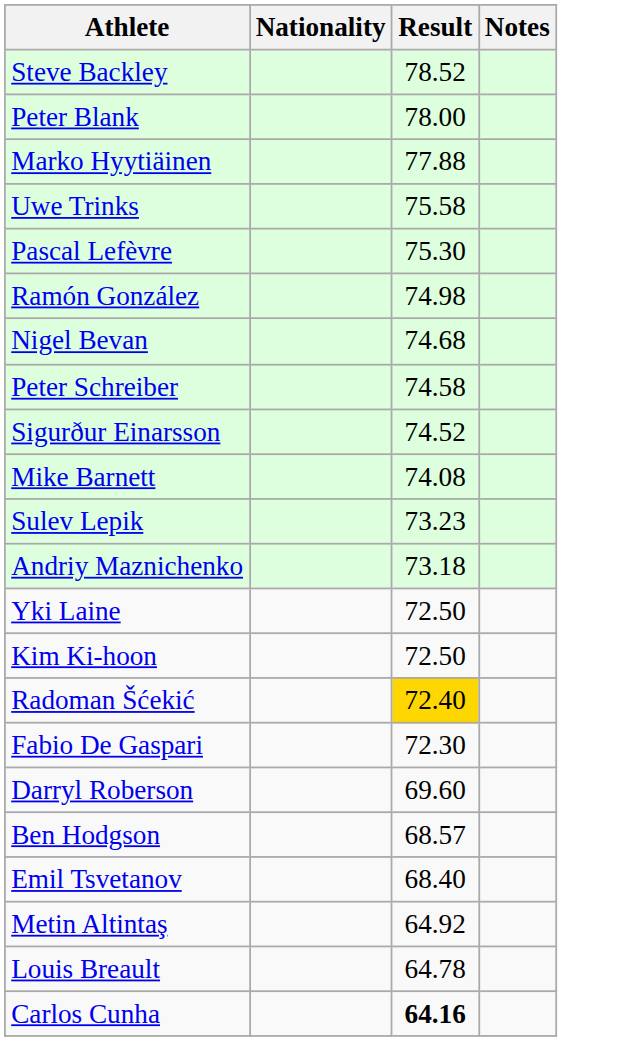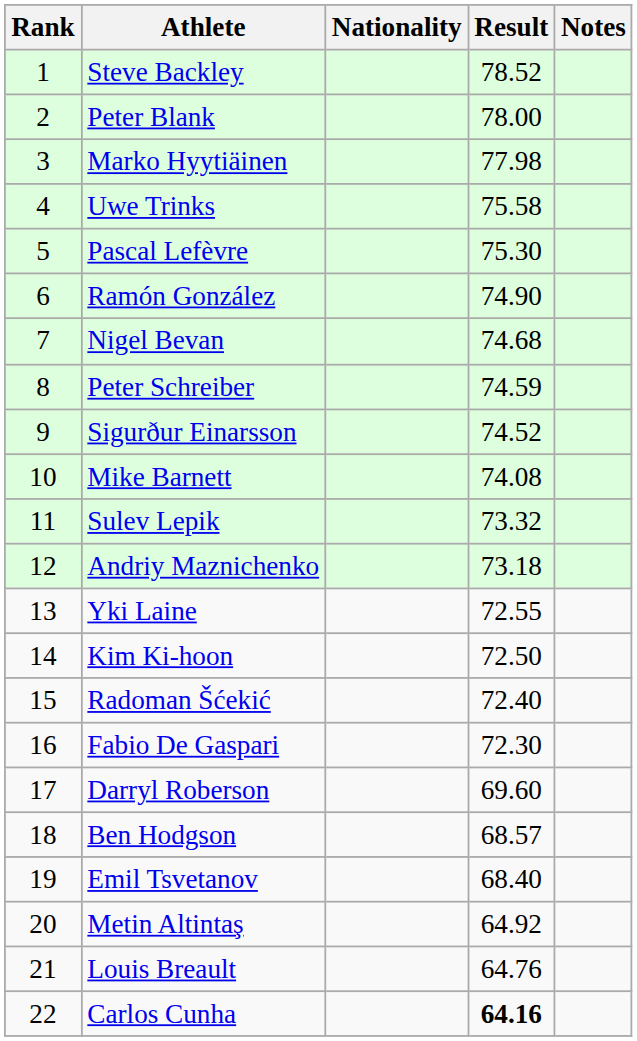+ column: (43, 27)
(435, 161) 77.88 -> (511, 161) 77.98
(435, 296) 74.98 -> (511, 296) 74.90
(435, 386) 74.58 -> (511, 386) 74.59
(435, 520) 73.23 -> (511, 520) 73.32
(435, 610) 72.50 -> (511, 610) 72.55
(435, 700) gold background -> (511, 700) no background
(435, 969) 64.78 -> (511, 969) 64.76
